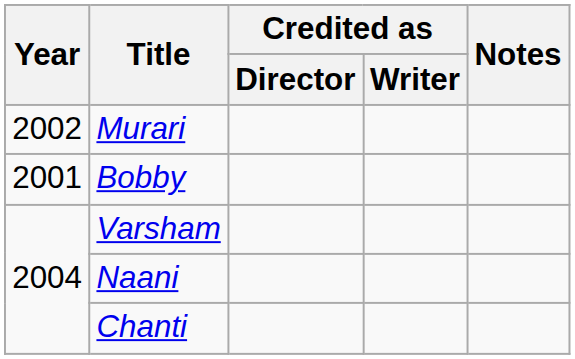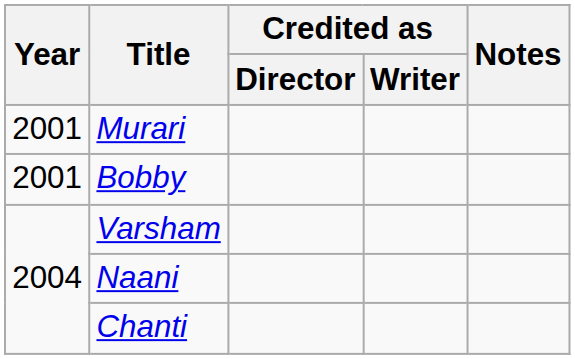(47, 128) 2002 -> (47, 128) 2001
